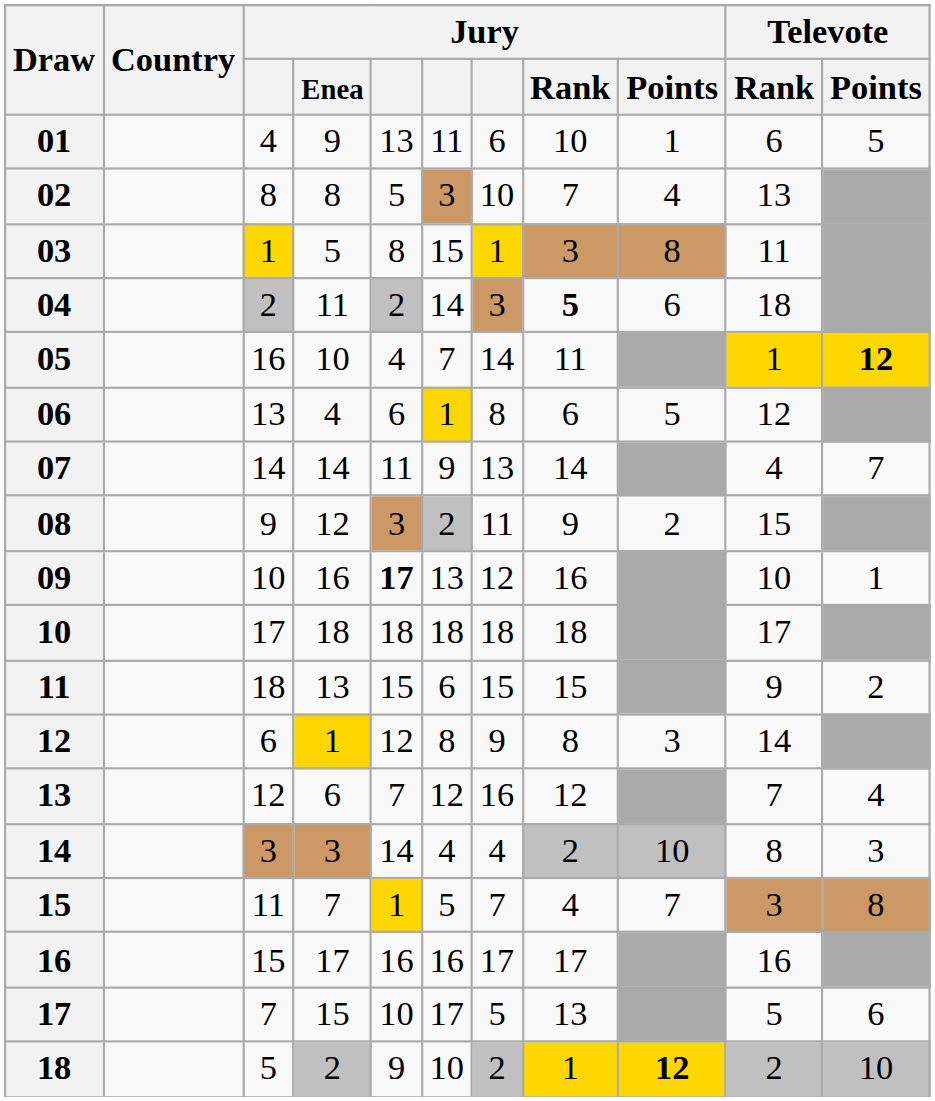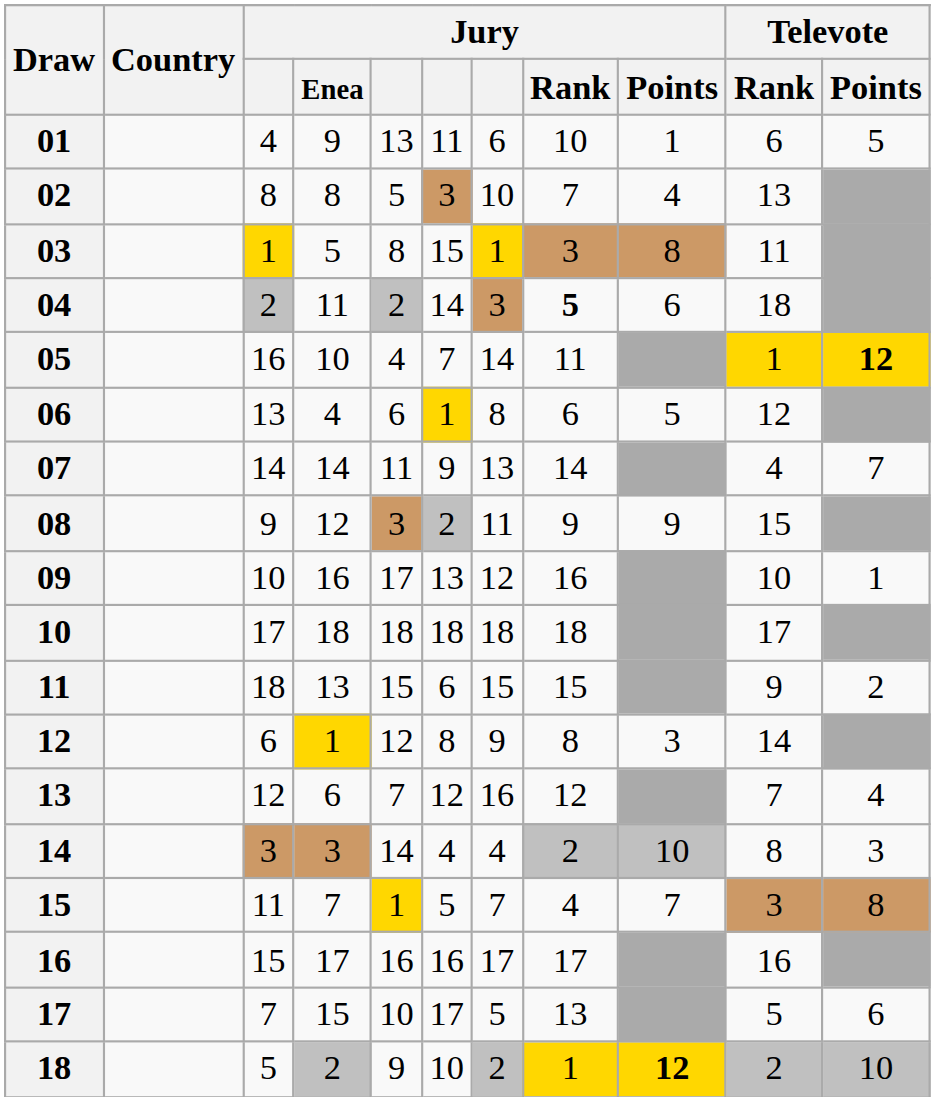(672, 522) 2 -> (672, 522) 9
(397, 577) bold -> (397, 577) normal
